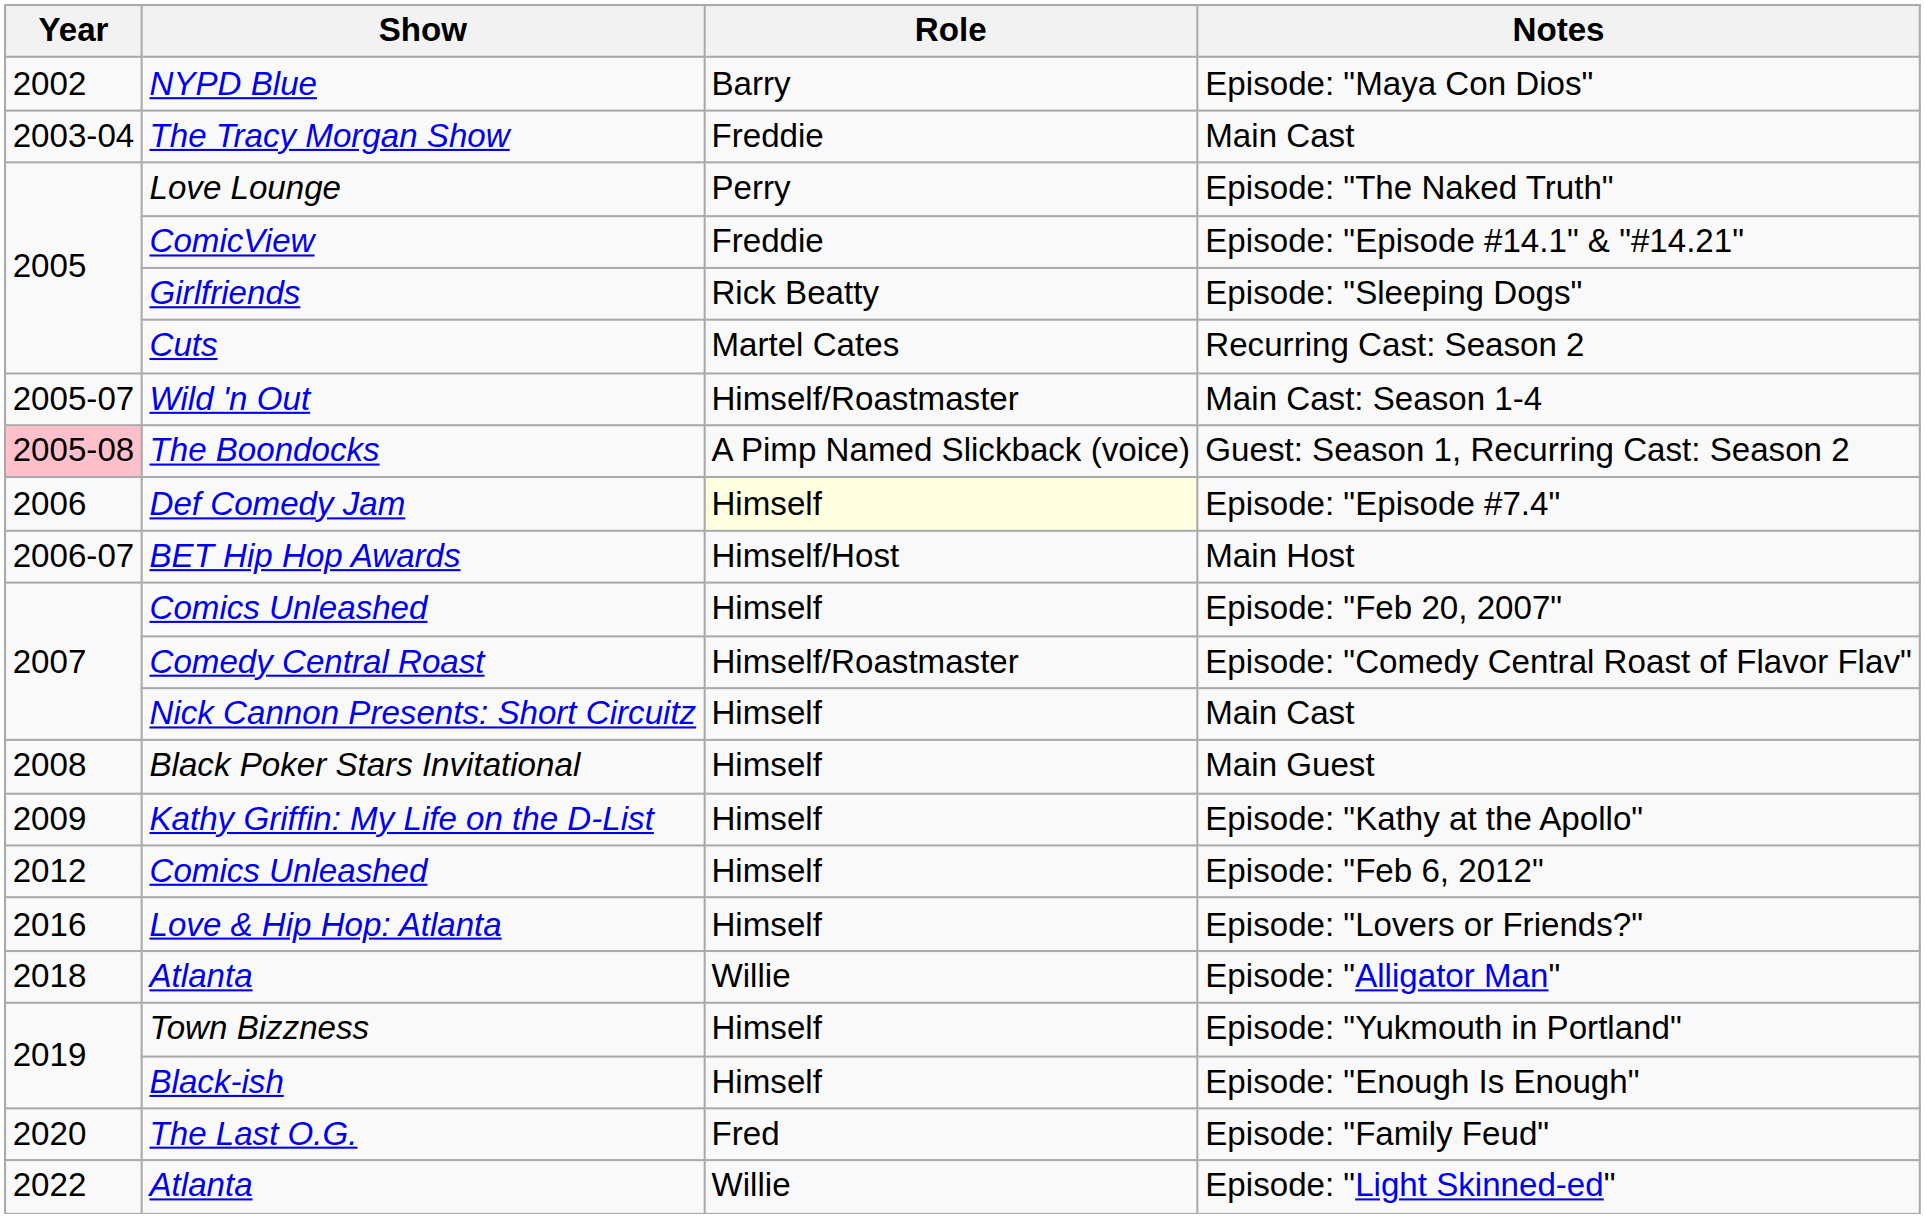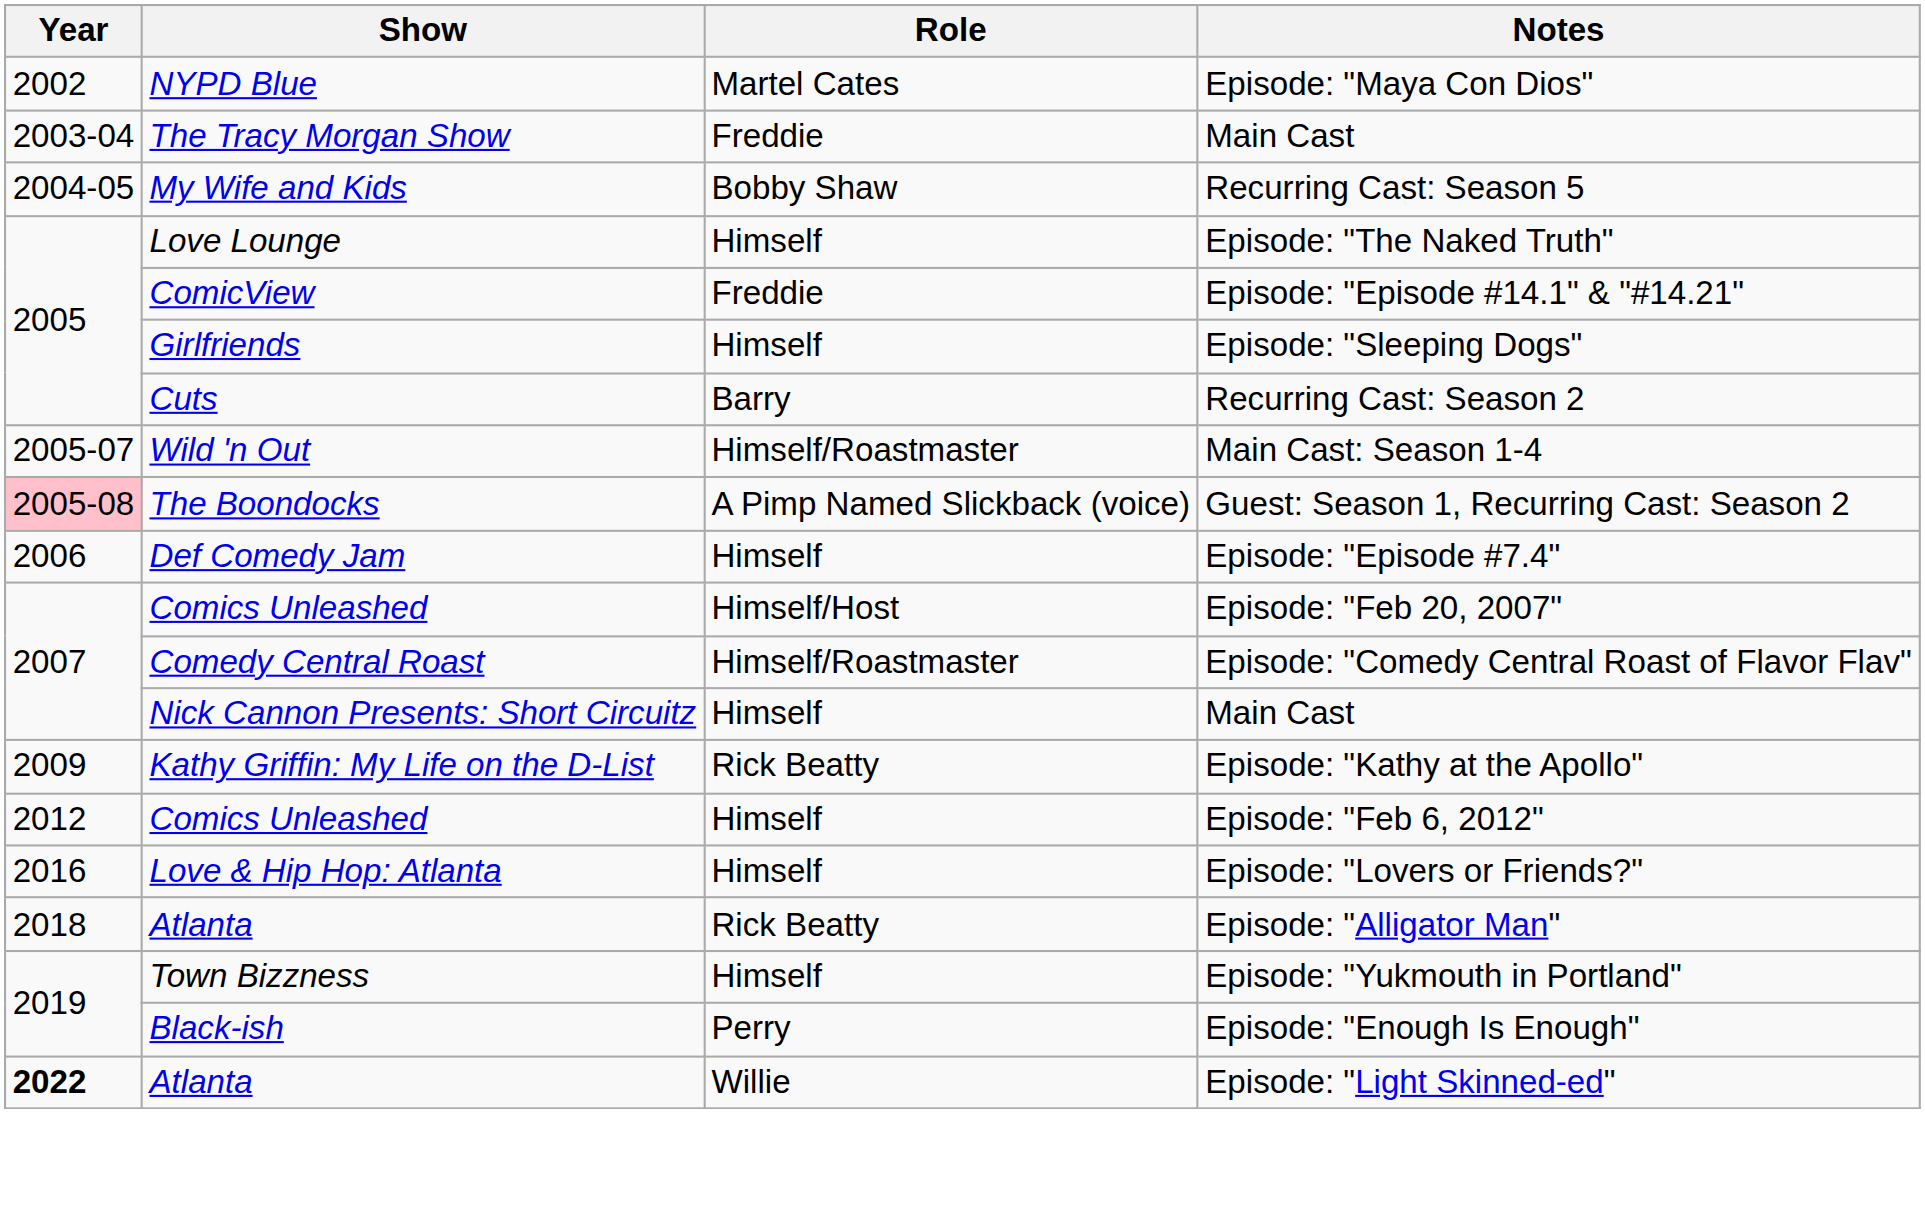(751, 83) Barry -> (805, 83) Martel Cates
+ row: (278, 188)
(751, 188) Perry -> (767, 240) Himself
(795, 293) Rick Beatty -> (767, 345) Himself
(805, 345) Martel Cates -> (751, 398) Barry
(767, 503) lightyellow background -> (767, 556) no background
- row: (305, 556)
(767, 608) Himself -> (805, 608) Himself/Host
- row: (365, 766)
(767, 818) Himself -> (795, 766) Rick Beatty
(751, 976) Willie -> (795, 923) Rick Beatty
(767, 1081) Himself -> (751, 1028) Perry
- row: (253, 1133)
(50, 1186) normal -> (50, 1081) bold
